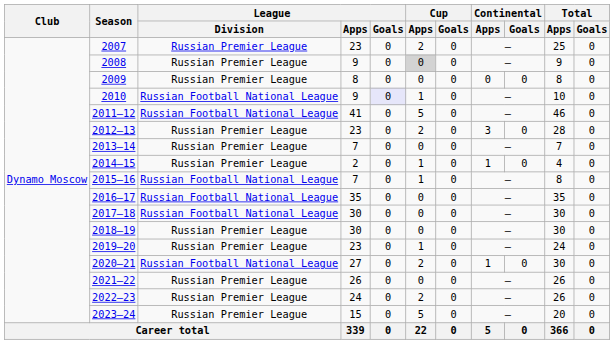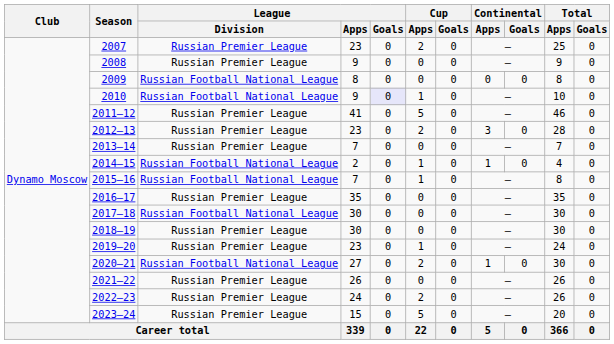(421, 63) lightgrey background -> (421, 63) no background
(239, 80) Russian Premier League -> (239, 80) Russian Football National League
(239, 113) Russian Football National League -> (239, 113) Russian Premier League
(239, 163) Russian Premier League -> (239, 163) Russian Football National League
(239, 197) Russian Football National League -> (239, 197) Russian Premier League
